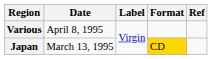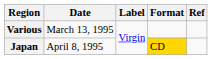(75, 29) April 8, 1995 -> (80, 29) March 13, 1995
(80, 46) March 13, 1995 -> (75, 46) April 8, 1995
